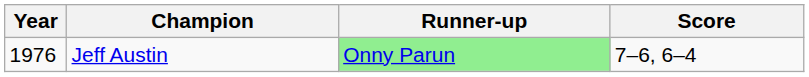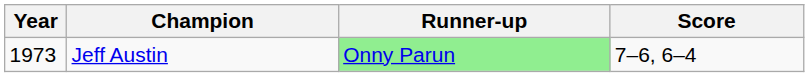(33, 54) 1976 -> (33, 54) 1973
